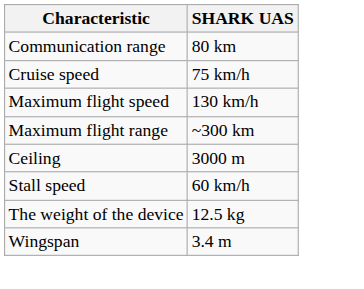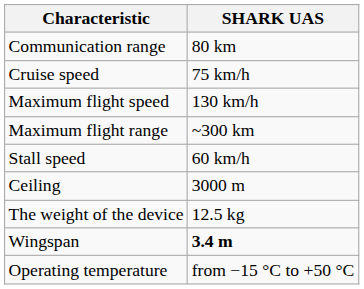rows swapped: (47, 185) <-> (35, 158)
(212, 241) normal -> (212, 241) bold
+ row: (88, 269)
